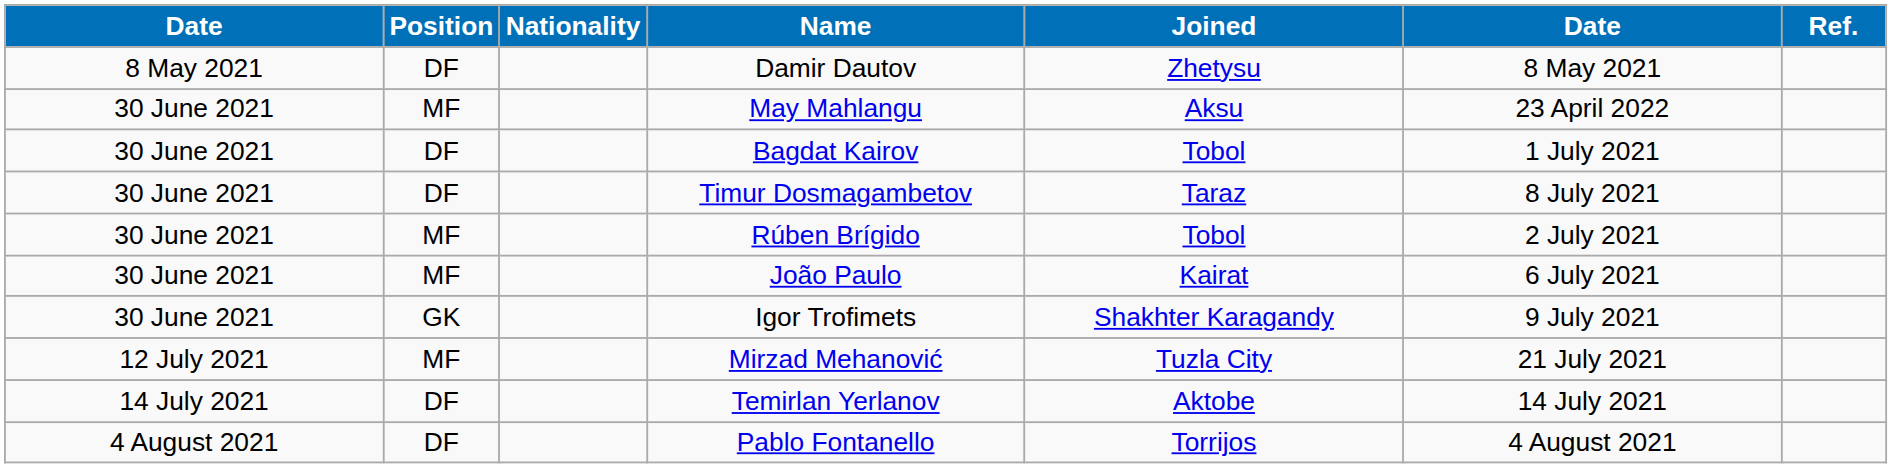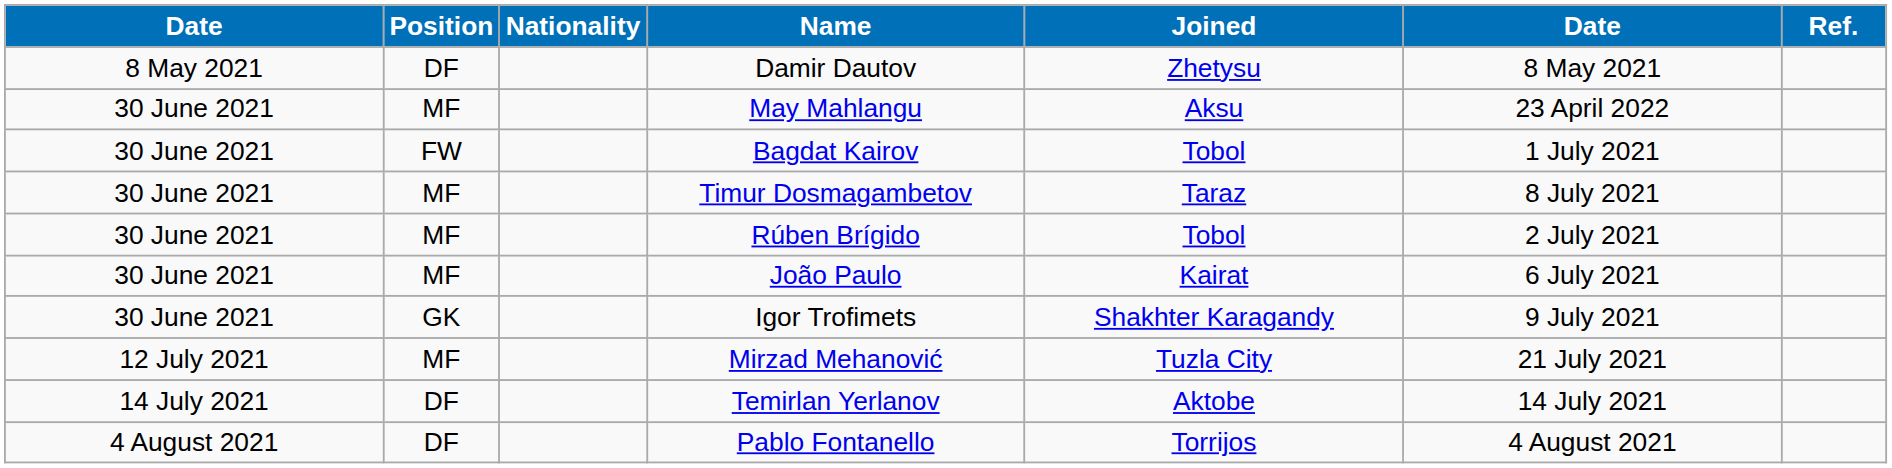(441, 151) DF -> (441, 151) FW
(441, 193) DF -> (441, 193) MF
